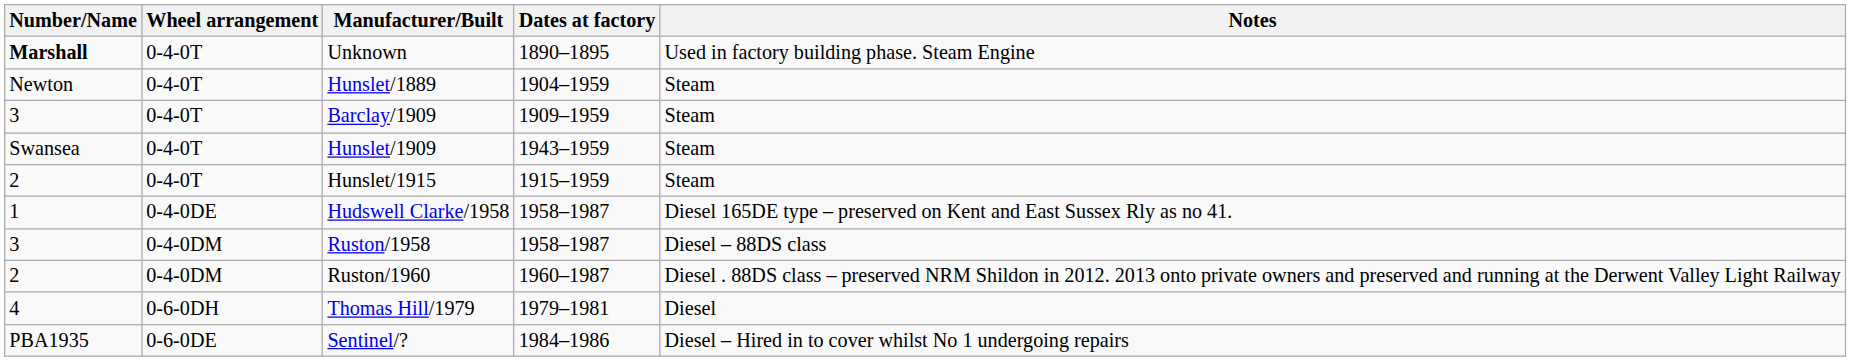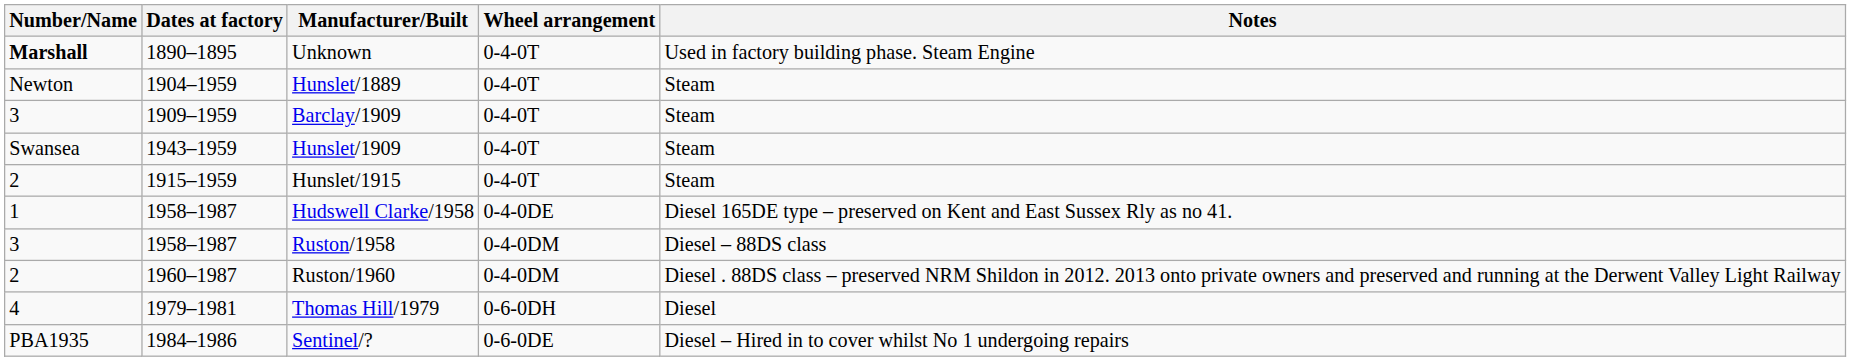columns swapped: (232, 20) <-> (587, 20)
